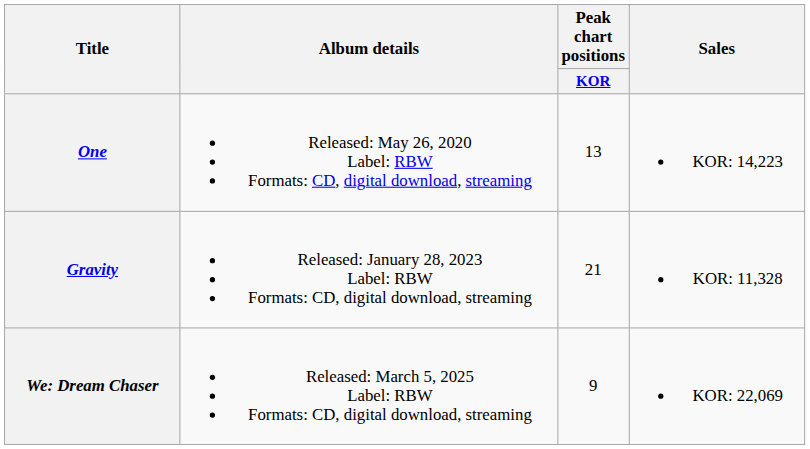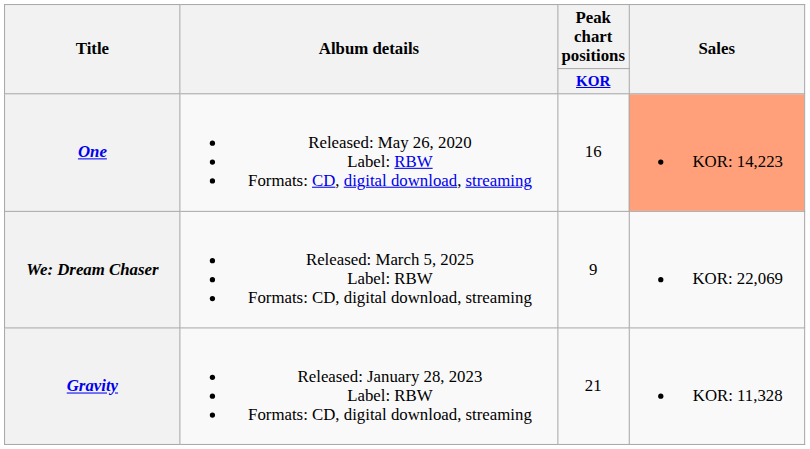(593, 152) 13 -> (593, 152) 16
(717, 162) no background -> (717, 162) lightsalmon background
rows swapped: (92, 269) <-> (92, 386)
